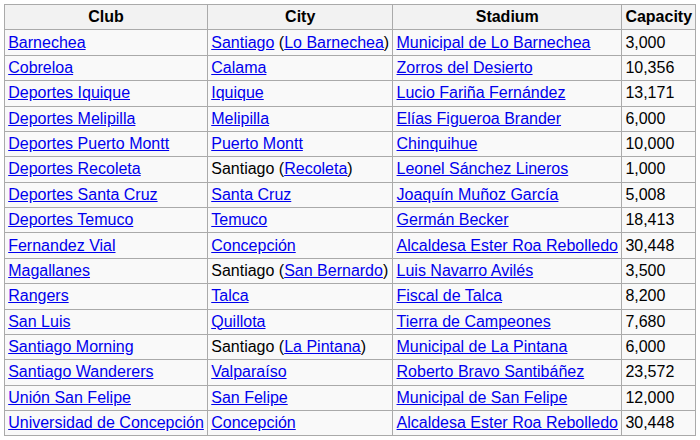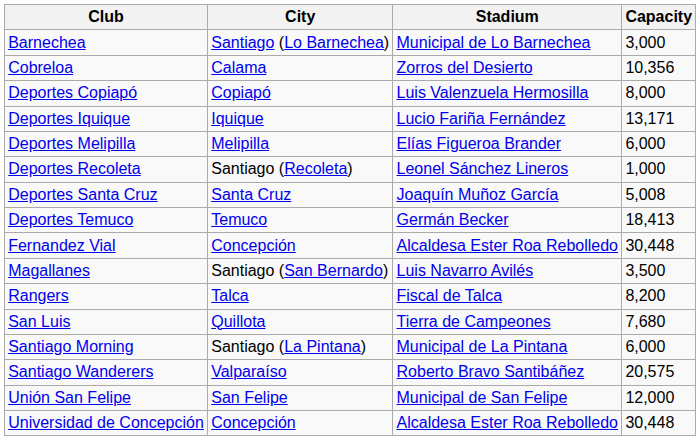+ row: (73, 93)
- row: (89, 144)
(650, 372) 23,572 -> (650, 372) 20,575
